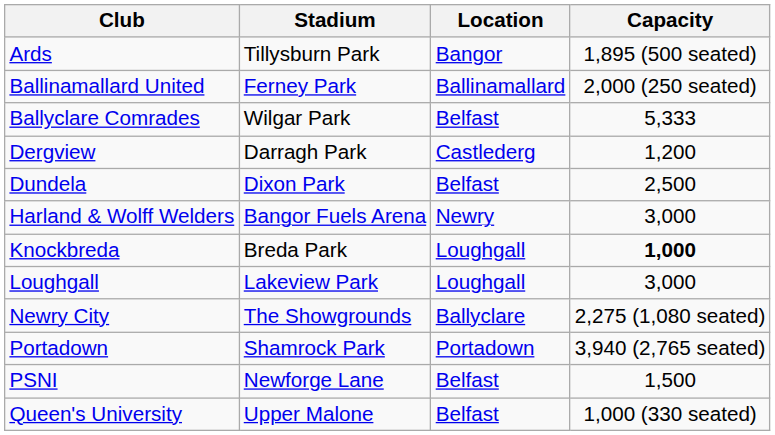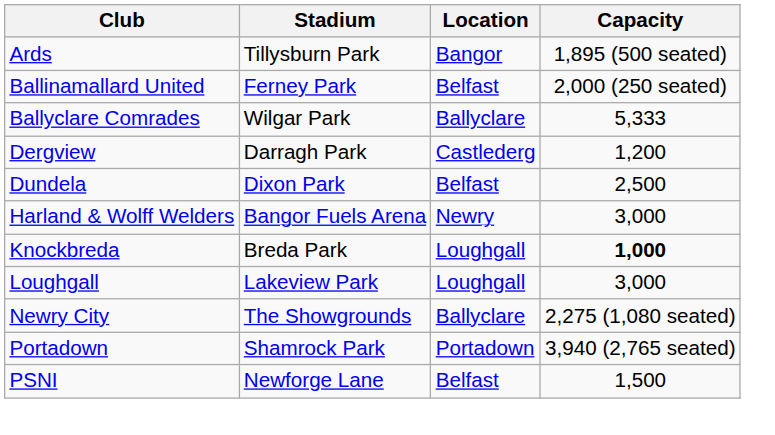(501, 86) Ballinamallard -> (467, 86) Belfast
(467, 119) Belfast -> (480, 119) Ballyclare
- row: (96, 413)
